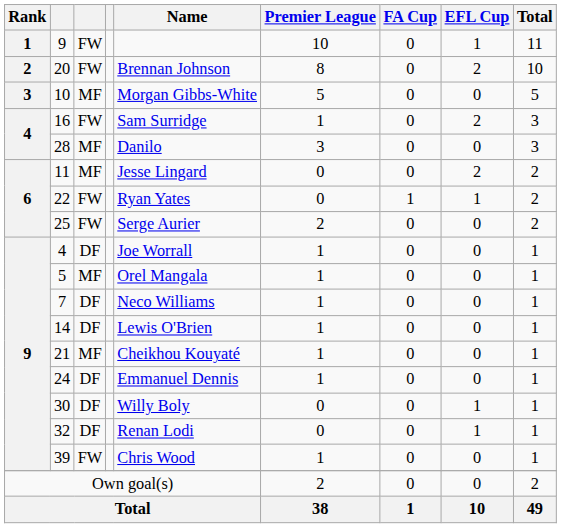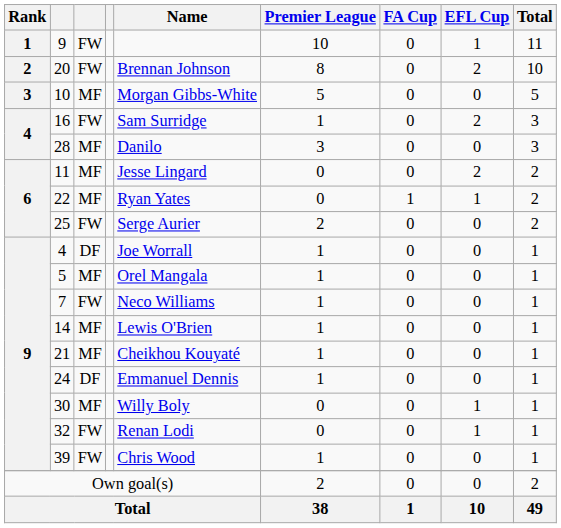(90, 198) FW -> (90, 198) MF
(90, 302) DF -> (90, 302) FW
(90, 328) DF -> (90, 328) MF
(90, 405) DF -> (90, 405) MF
(90, 431) DF -> (90, 431) FW
